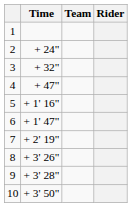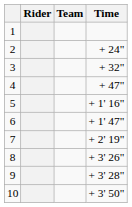columns swapped: (110, 13) <-> (41, 13)
